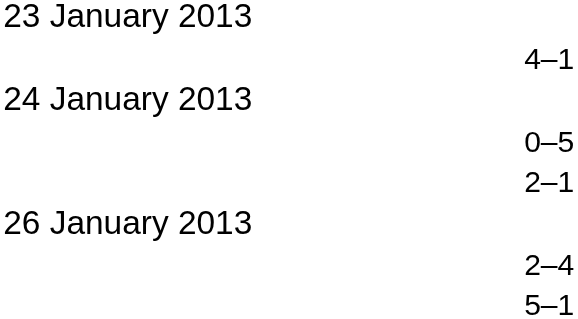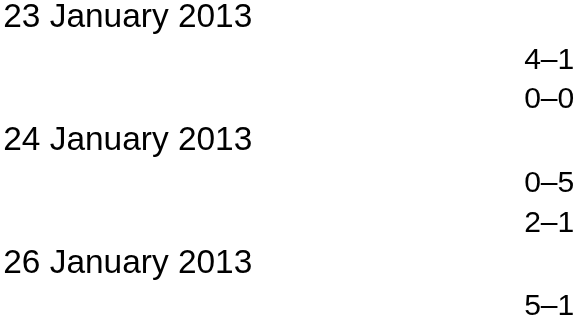+ row: (226, 98)
- row: (226, 265)
